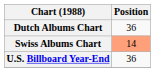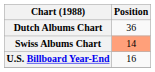(131, 59) 36 -> (131, 59) 16
